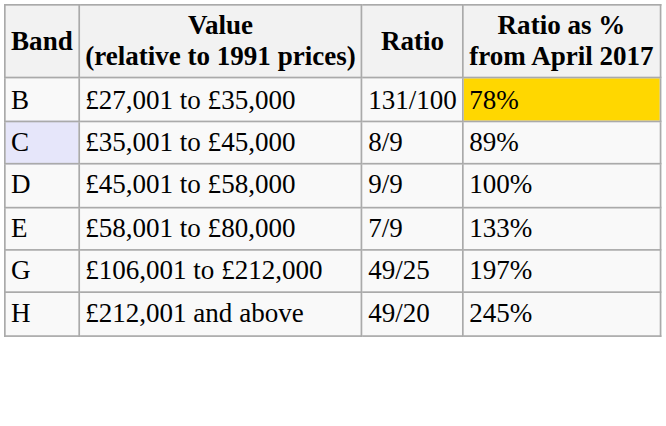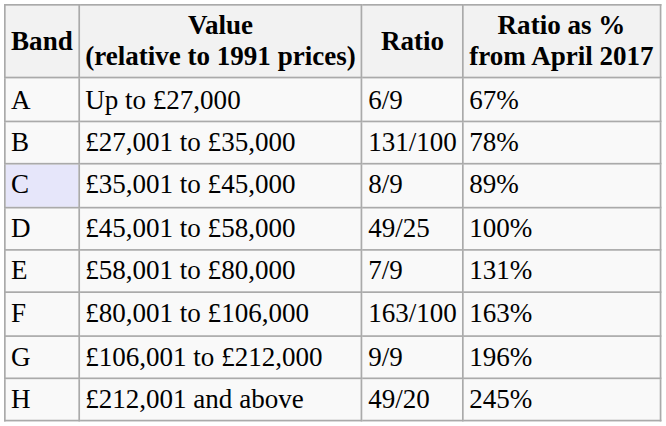+ row: (163, 99)
(494, 99) gold background -> (494, 142) no background
(385, 185) 9/9 -> (399, 227) 49/25
(501, 227) 133% -> (501, 270) 131%
+ row: (197, 313)
(399, 270) 49/25 -> (385, 356) 9/9
(501, 270) 197% -> (501, 356) 196%
